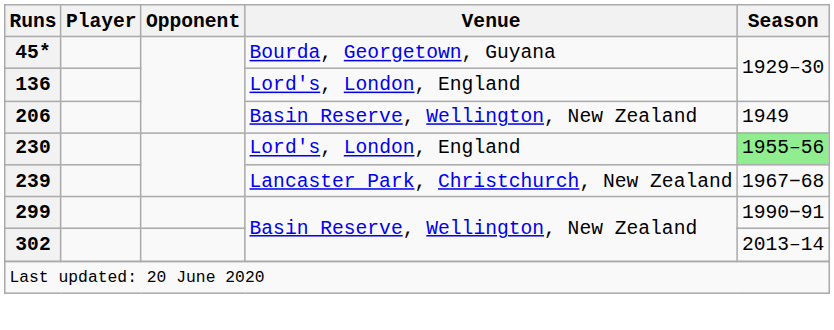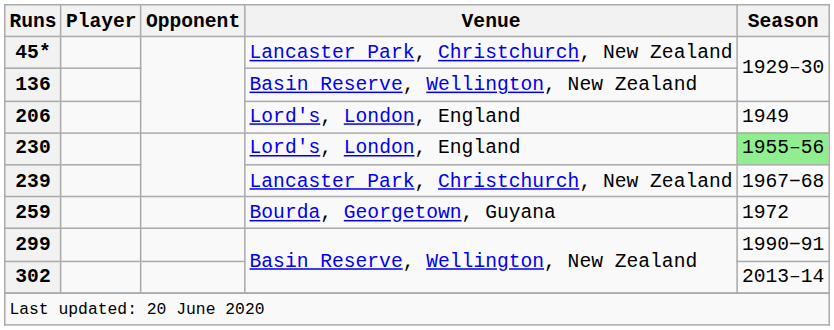(403, 53) Bourda, Georgetown, Guyana -> (491, 53) Lancaster Park, Christchurch, New Zealand
(385, 85) Lord's, London, England -> (473, 85) Basin Reserve, Wellington, New Zealand
(473, 117) Basin Reserve, Wellington, New Zealand -> (385, 117) Lord's, London, England
+ row: (33, 213)
